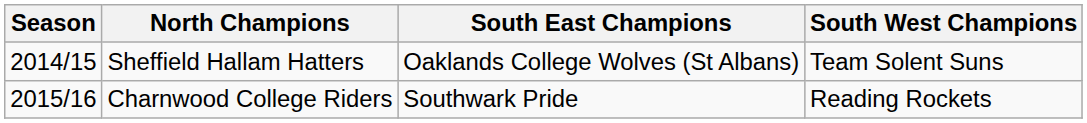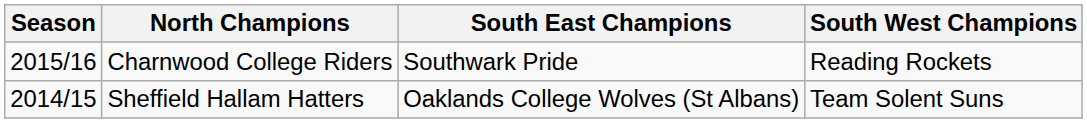rows swapped: (236, 61) <-> (250, 99)
